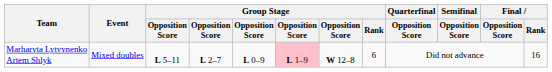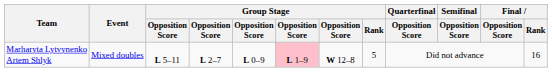(374, 55) 6 -> (374, 55) 5
